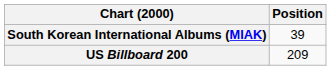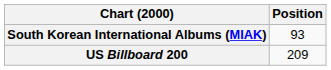(298, 34) 39 -> (298, 34) 93
